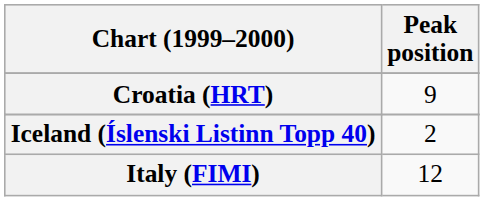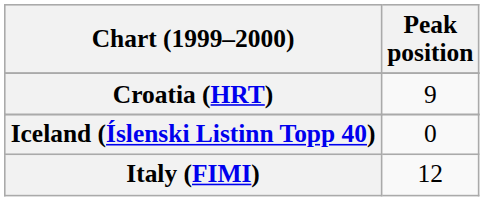(430, 133) 2 -> (430, 133) 0
